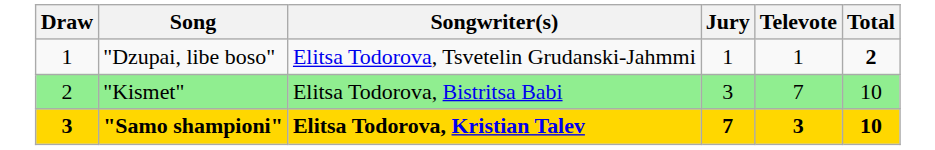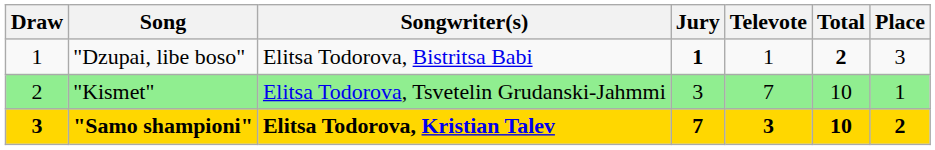+ column: (900, 21)
(494, 56) Elitsa Todorova, Tsvetelin Grudanski-Jahmmi -> (398, 56) Elitsa Todorova, Bistritsa Babi
(728, 56) normal -> (698, 56) bold
(428, 91) Elitsa Todorova, Bistritsa Babi -> (464, 91) Elitsa Todorova, Tsvetelin Grudanski-Jahmmi
